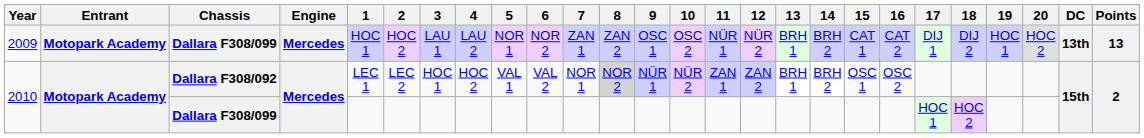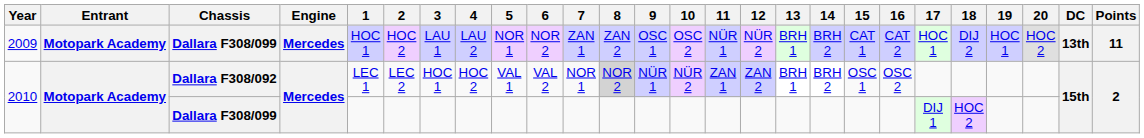(933, 43) DIJ 1 -> (933, 43) HOC 1
(1116, 43) 13 -> (1116, 43) 11
(933, 114) HOC 1 -> (933, 114) DIJ 1
